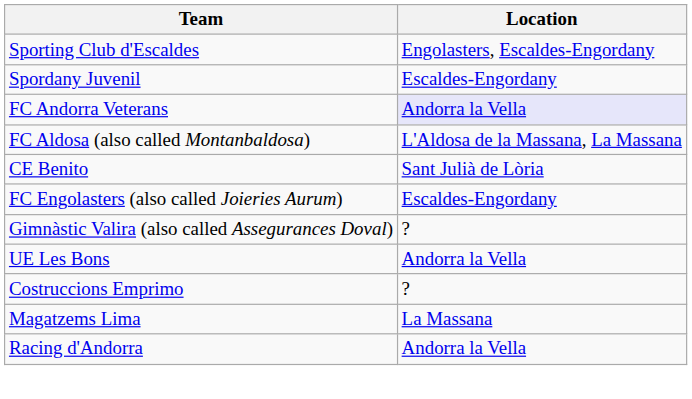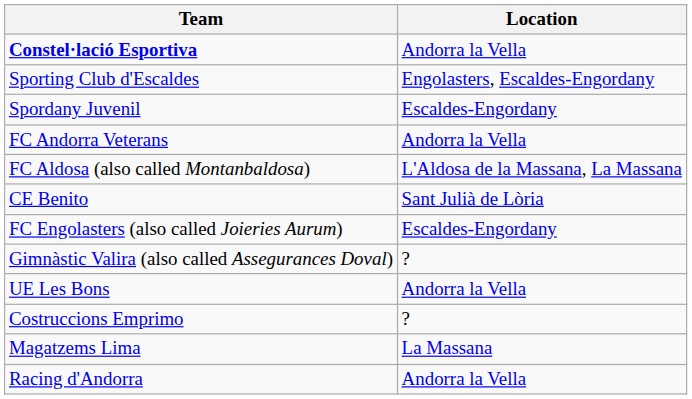+ row: (103, 49)
(464, 109) lavender background -> (464, 139) no background
